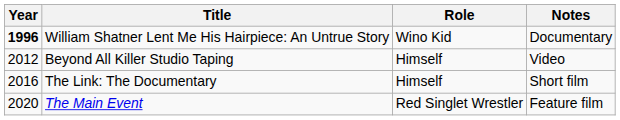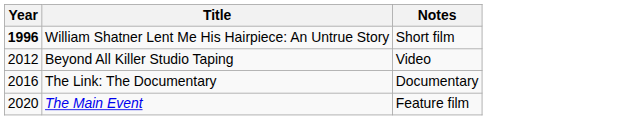- column: (459, 15)
(571, 37) Documentary -> (425, 37) Short film
(559, 81) Short film -> (437, 81) Documentary
